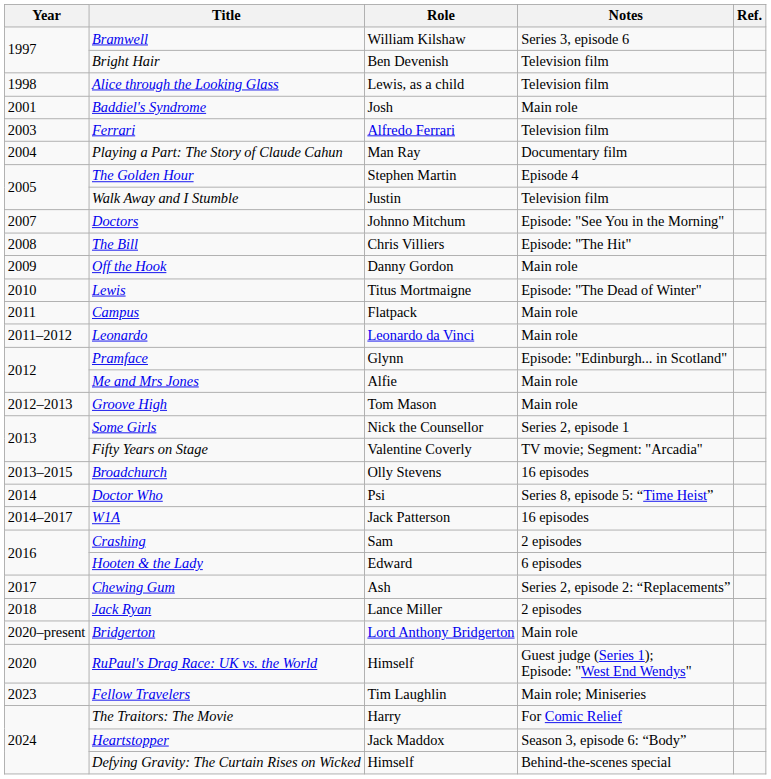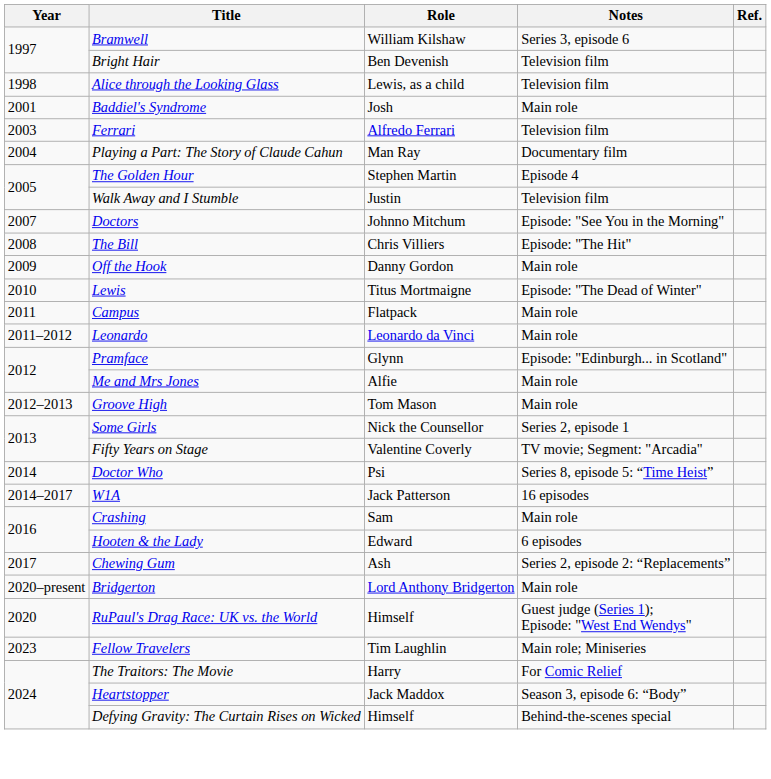- row: (129, 472)
(551, 541) 2 episodes -> (549, 518) Main role
- row: (122, 609)
